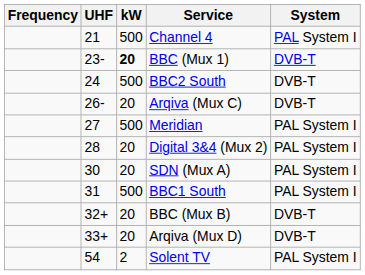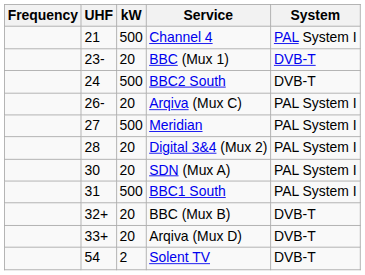(127, 59) bold -> (127, 59) normal
(295, 103) DVB-T -> (315, 103) PAL System I
(315, 258) PAL System I -> (295, 258) DVB-T
